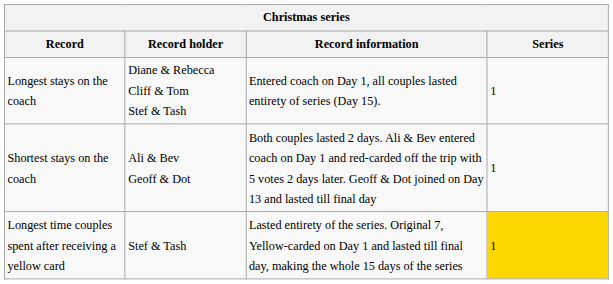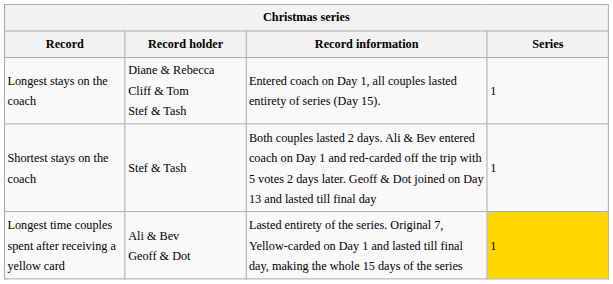(159, 168) Ali & Bev Geoff & Dot -> (157, 168) Stef & Tash
(157, 245) Stef & Tash -> (159, 245) Ali & Bev Geoff & Dot
